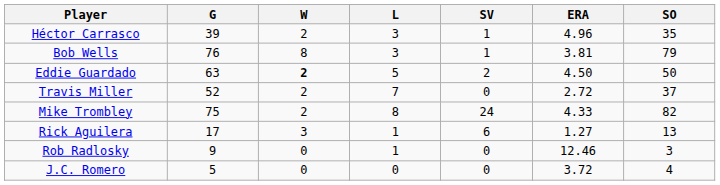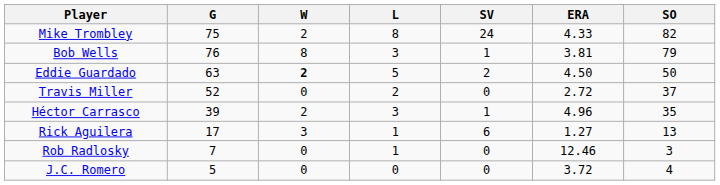rows swapped: (86, 112) <-> (86, 34)
(304, 92) 2 -> (304, 92) 0
(395, 92) 7 -> (395, 92) 2
(213, 151) 9 -> (213, 151) 7
